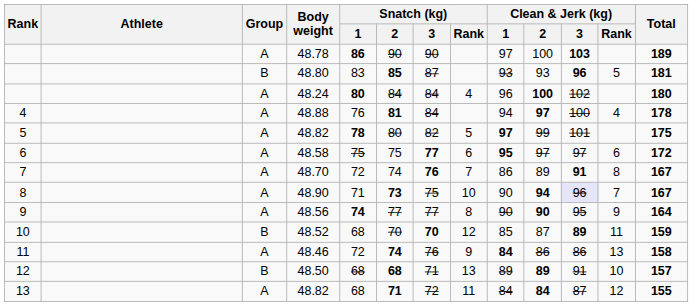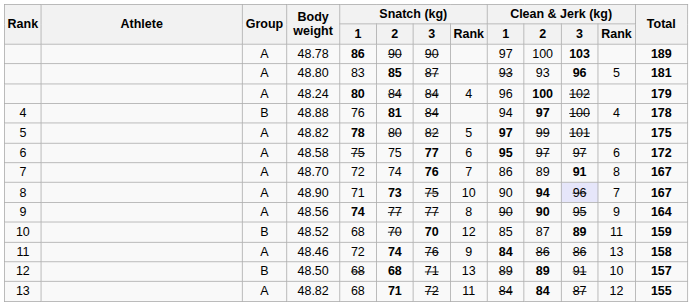(264, 73) B -> (264, 73) A
(661, 93) 180 -> (661, 93) 179
(264, 113) A -> (264, 113) B
